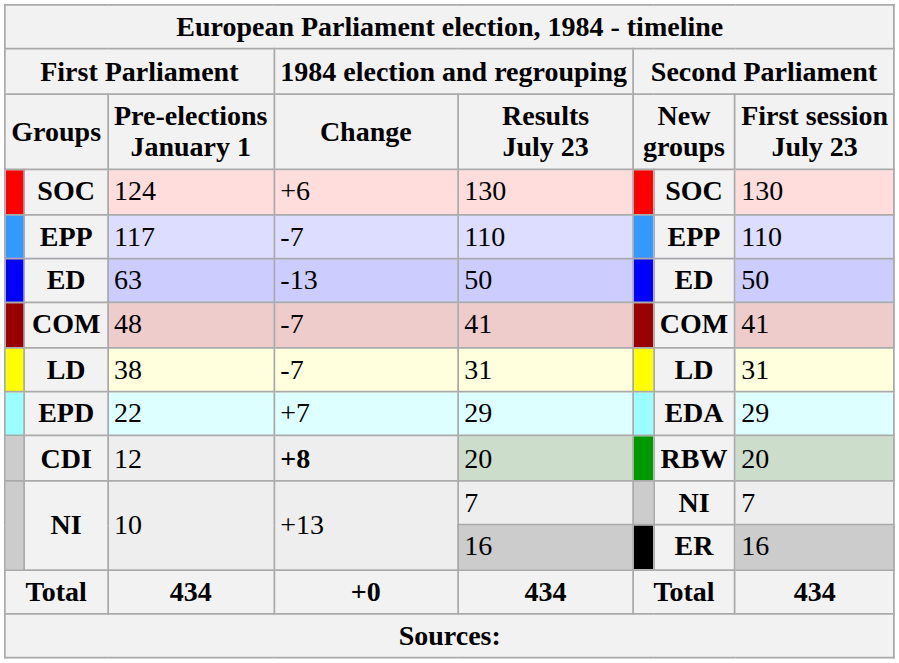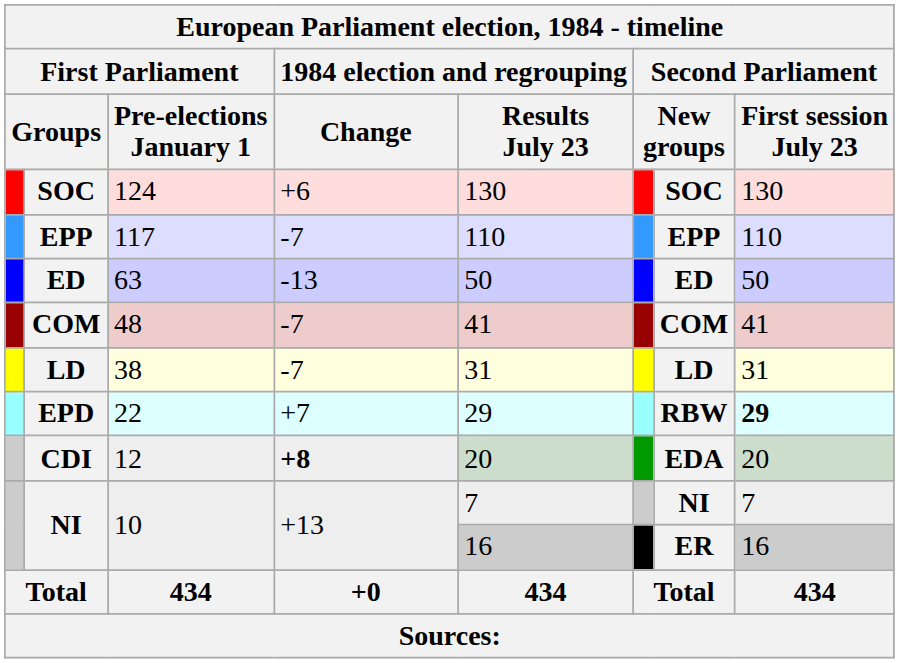(694, 413) EDA -> (694, 413) RBW
(755, 413) normal -> (755, 413) bold
(694, 457) RBW -> (694, 457) EDA
